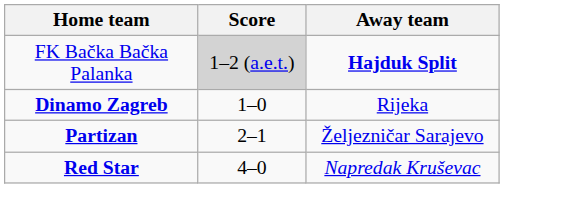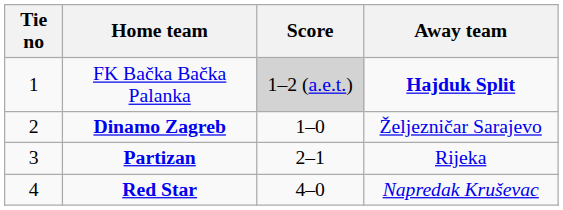+ column: (34, 31)
(402, 104) Rijeka -> (461, 126) Željezničar Sarajevo
(402, 135) Željezničar Sarajevo -> (461, 158) Rijeka
